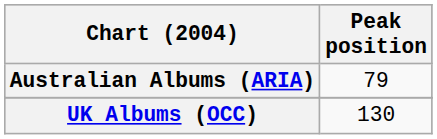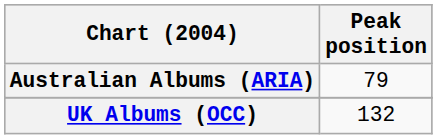(376, 116) 130 -> (376, 116) 132
